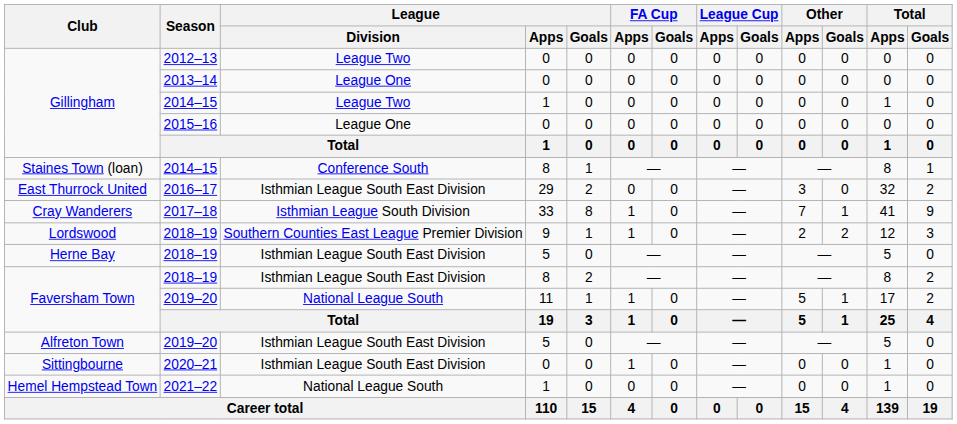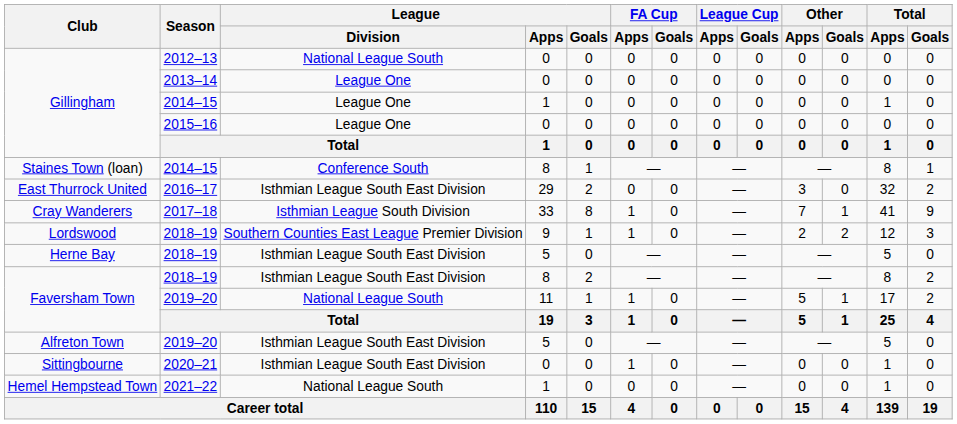(373, 59) League Two -> (373, 59) National League South
(373, 102) League Two -> (373, 102) League One
